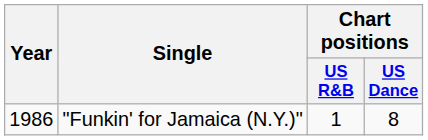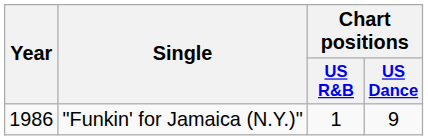(393, 119) 8 -> (393, 119) 9
